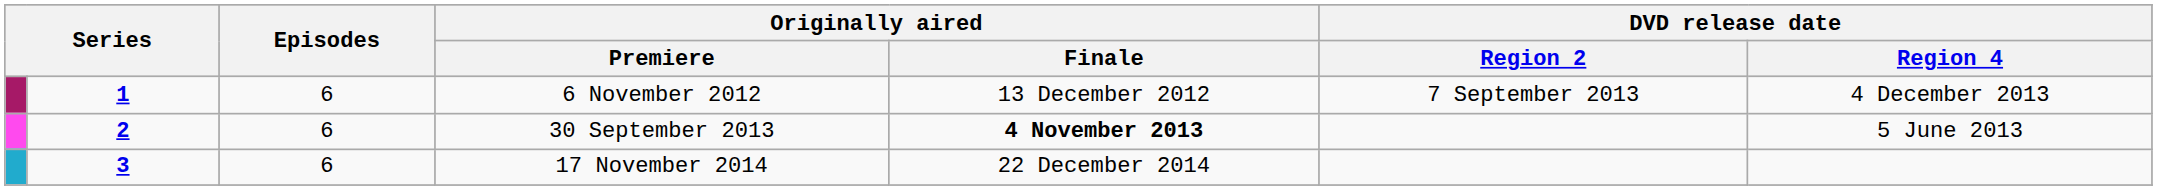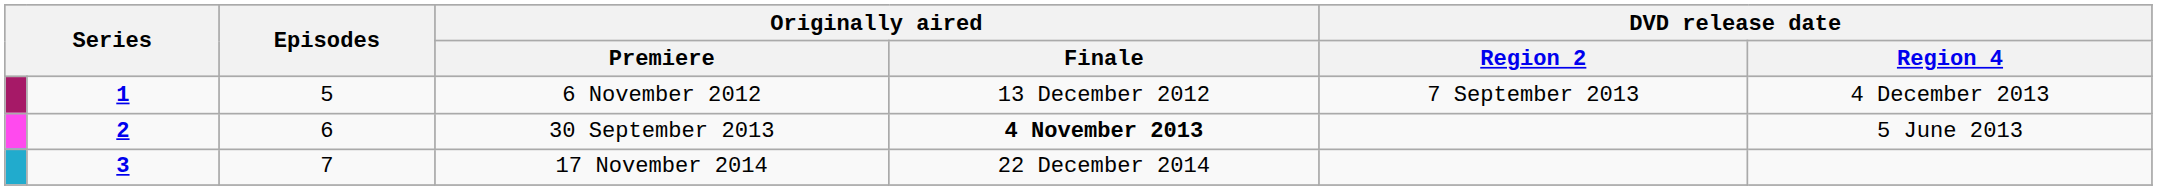(327, 95) 6 -> (327, 95) 5
(327, 167) 6 -> (327, 167) 7
